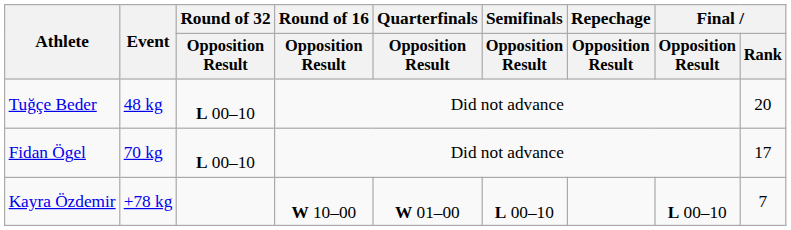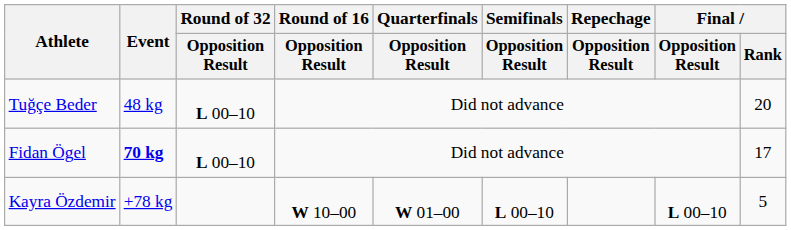(143, 152) normal -> (144, 152) bold
(763, 201) 7 -> (763, 201) 5
